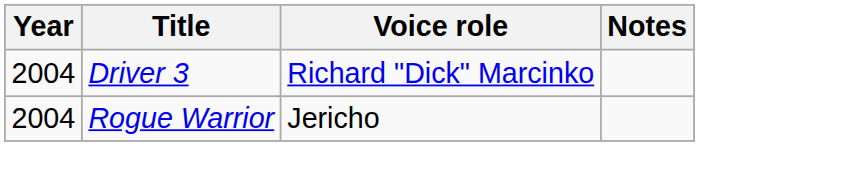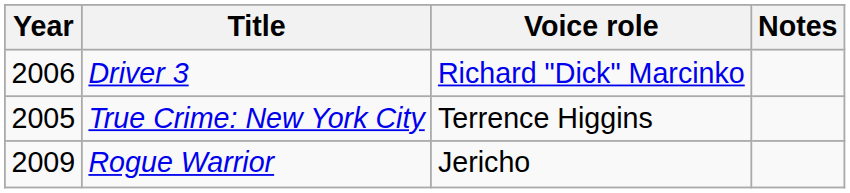(43, 72) 2004 -> (43, 72) 2006
+ row: (257, 118)
(43, 118) 2004 -> (43, 163) 2009
